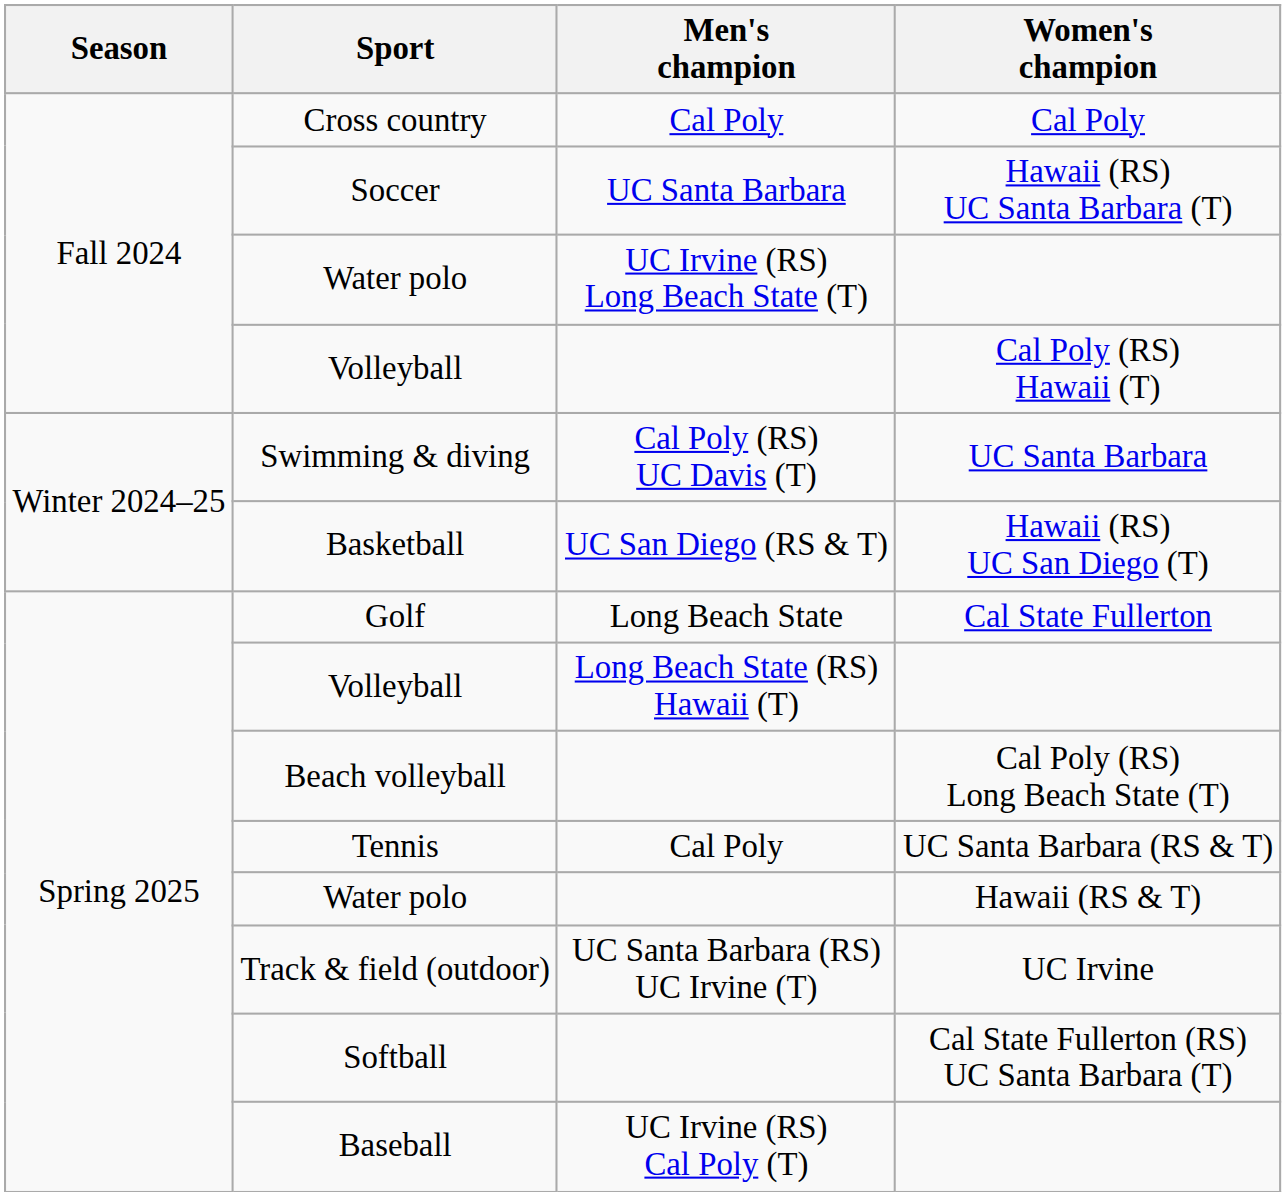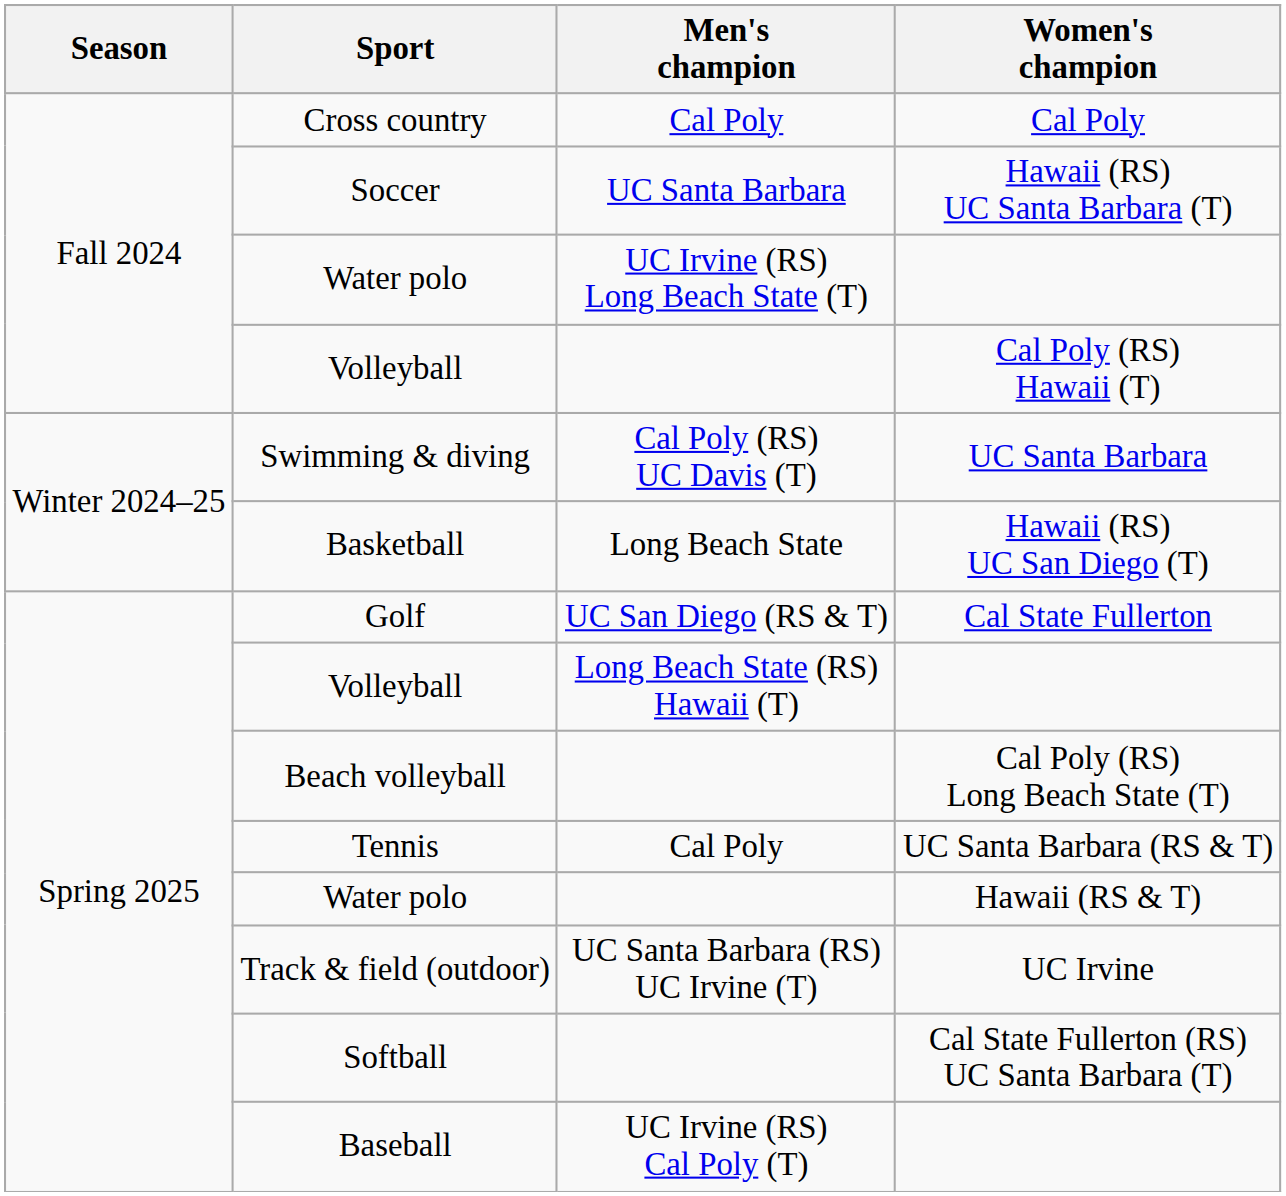(726, 545) UC San Diego (RS & T) -> (726, 545) Long Beach State
(726, 616) Long Beach State -> (726, 616) UC San Diego (RS & T)
